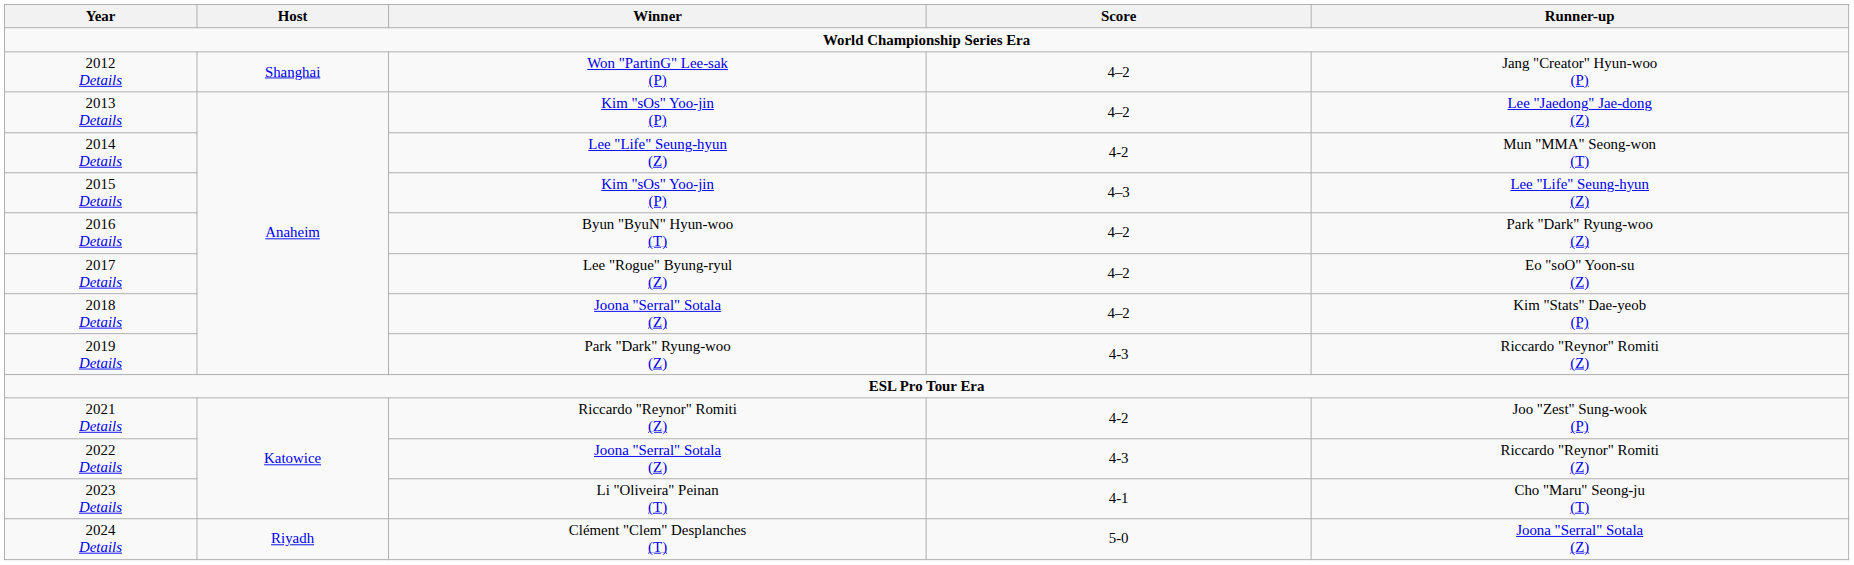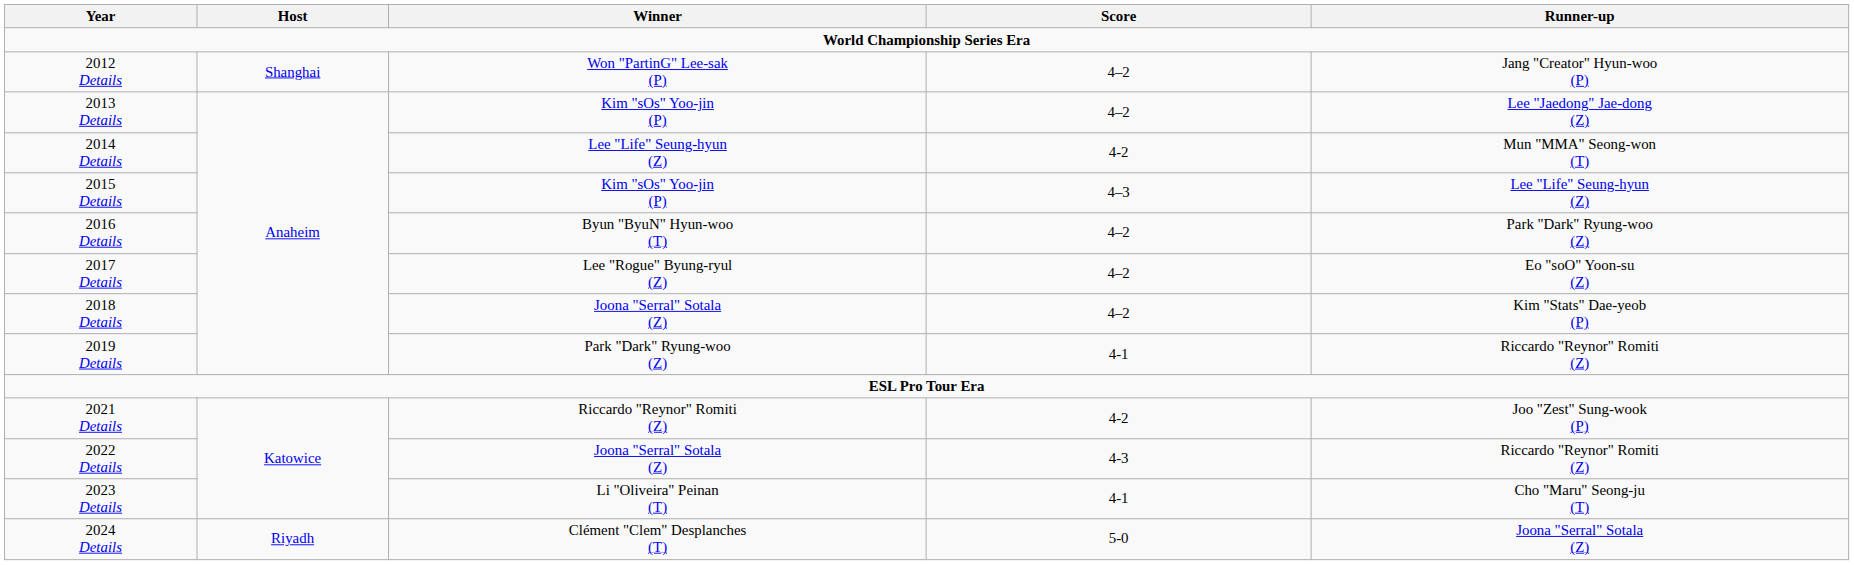(1119, 354) 4-3 -> (1119, 354) 4-1
